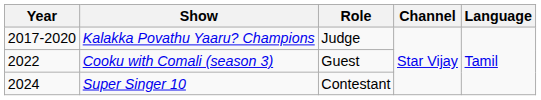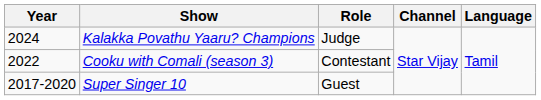(42, 39) 2017-2020 -> (24, 39) 2024
(340, 61) Guest -> (356, 61) Contestant
(24, 84) 2024 -> (42, 84) 2017-2020
(356, 84) Contestant -> (340, 84) Guest
